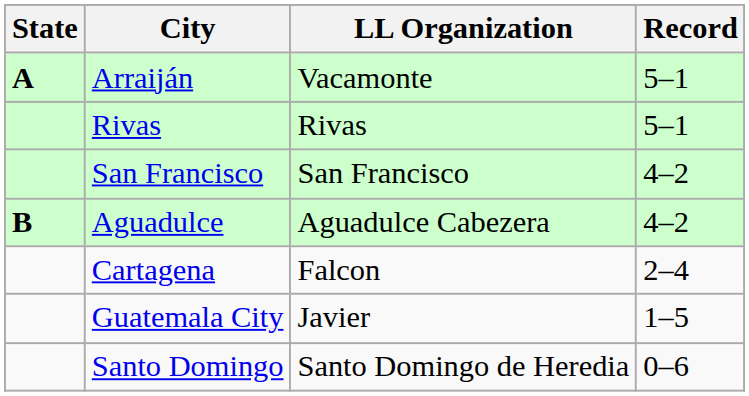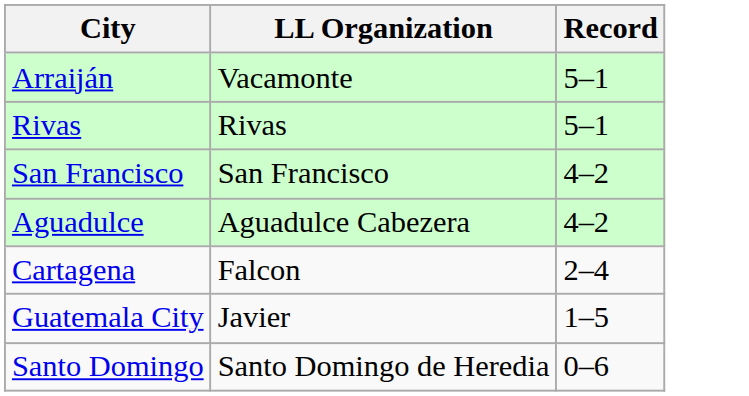- column: (45, 28)
